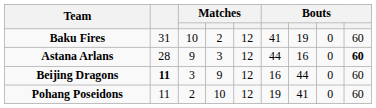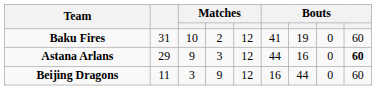(164, 56) 28 -> (164, 56) 29
(164, 75) bold -> (164, 75) normal
- row: (77, 94)
